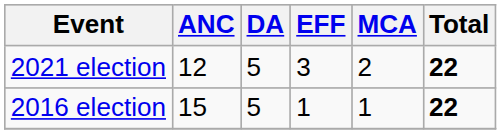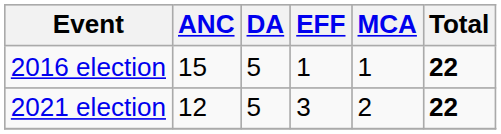rows swapped: (88, 107) <-> (88, 66)
